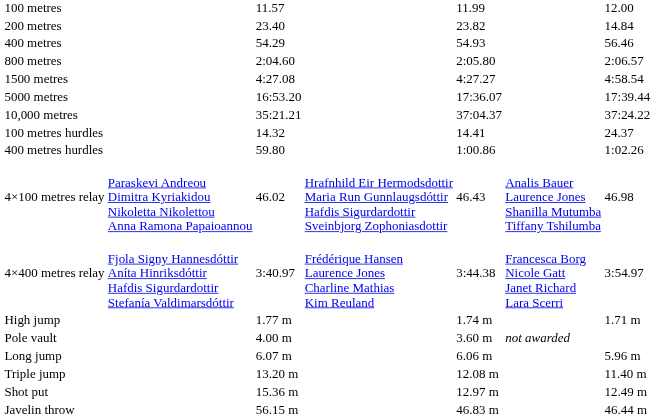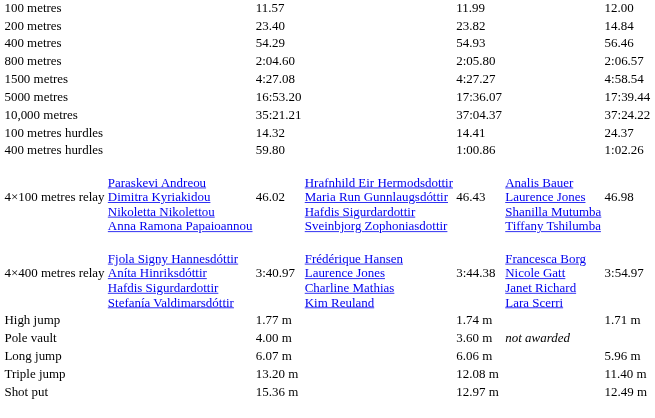- row: (40, 409)
